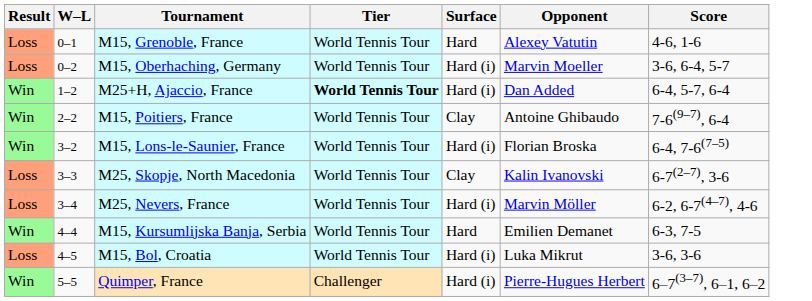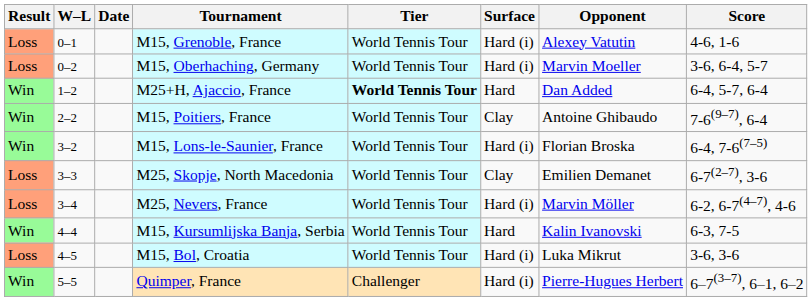+ column: (114, 16)
(461, 41) Hard -> (509, 41) Hard (i)
(471, 90) Hard (i) -> (500, 90) Hard
(554, 174) Kalin Ivanovski -> (597, 174) Emilien Demanet
(558, 230) Emilien Demanet -> (592, 230) Kalin Ivanovski
